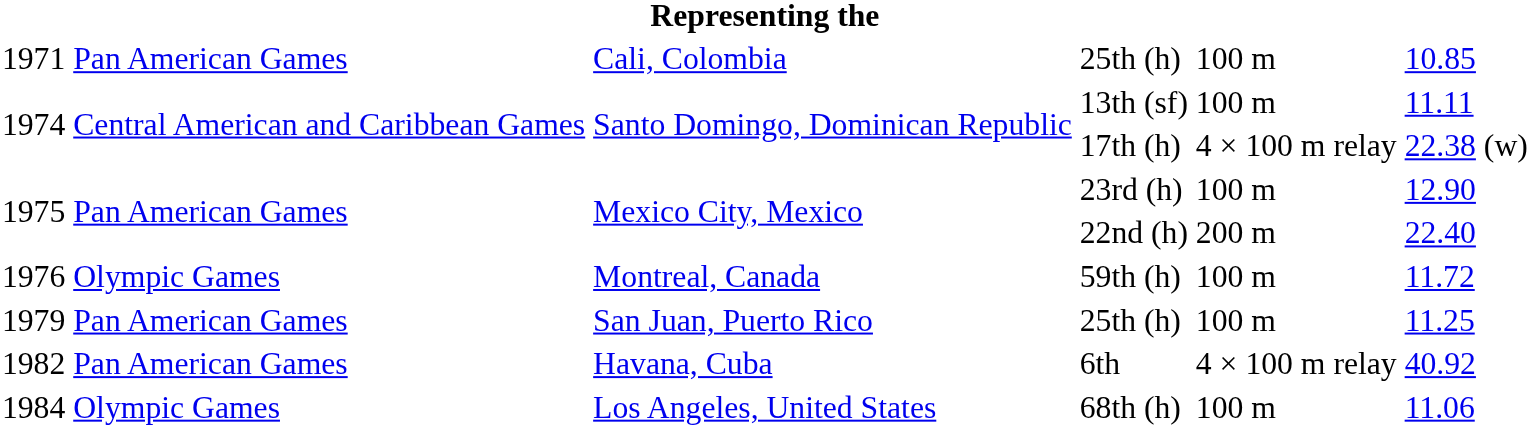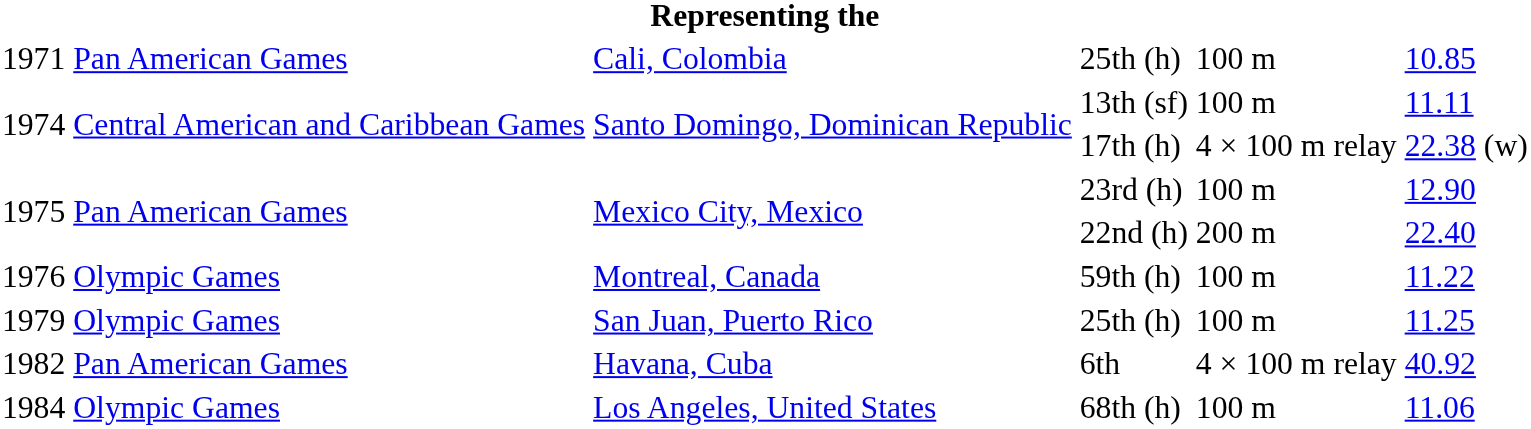(1440, 276) 11.72 -> (1440, 276) 11.22
(210, 320) Pan American Games -> (177, 320) Olympic Games
